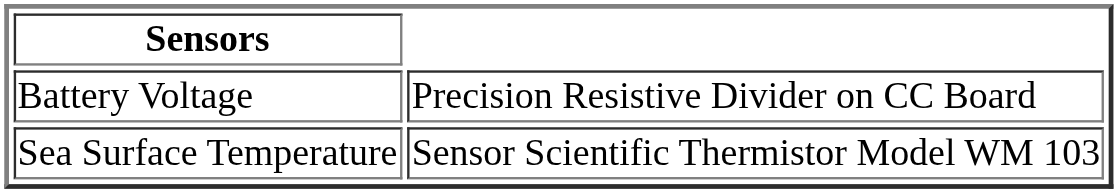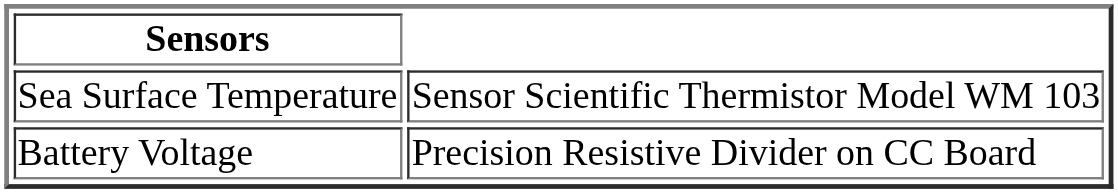rows swapped: (207, 152) <-> (135, 95)
